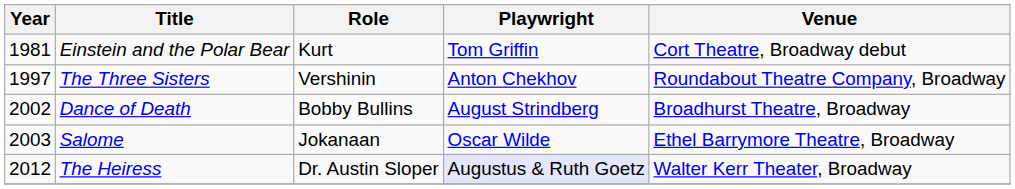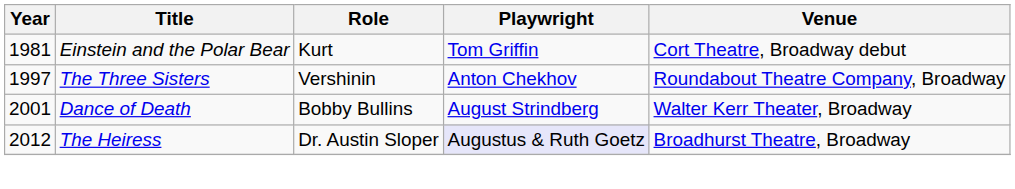(30, 109) 2002 -> (30, 109) 2001
(782, 109) Broadhurst Theatre, Broadway -> (783, 109) Walter Kerr Theater, Broadway
- row: (92, 139)
(783, 169) Walter Kerr Theater, Broadway -> (782, 139) Broadhurst Theatre, Broadway
